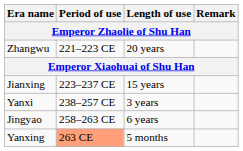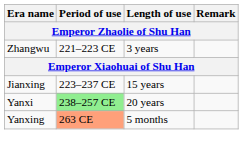(145, 48) 20 years -> (142, 48) 3 years
(87, 102) no background -> (87, 102) lightgreen background
(142, 102) 3 years -> (145, 102) 20 years
- row: (24, 119)
